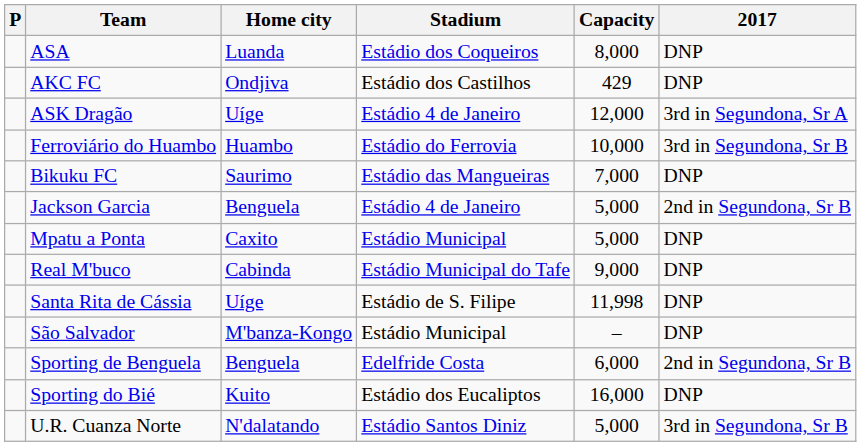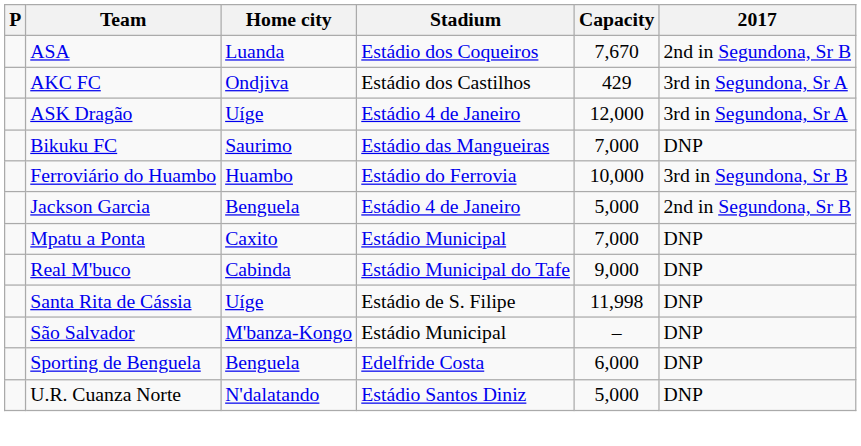(617, 51) 8,000 -> (617, 51) 7,670
(683, 51) DNP -> (757, 51) 2nd in Segundona, Sr B
(683, 82) DNP -> (756, 82) 3rd in Segundona, Sr A
rows swapped: (74, 176) <-> (123, 144)
(617, 238) 5,000 -> (617, 238) 7,000
(757, 363) 2nd in Segundona, Sr B -> (683, 363) DNP
- row: (93, 394)
(756, 425) 3rd in Segundona, Sr B -> (683, 394) DNP
